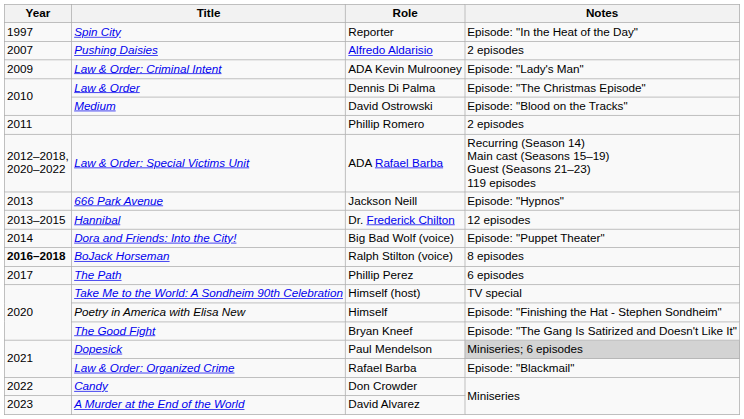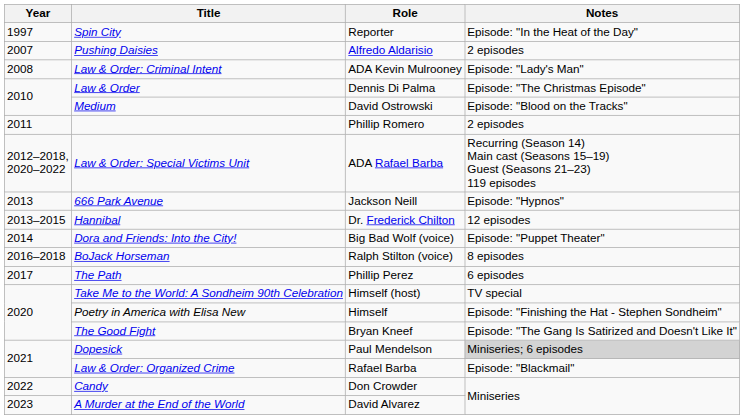(20, 69) 2009 -> (20, 69) 2008
(36, 256) bold -> (36, 256) normal
